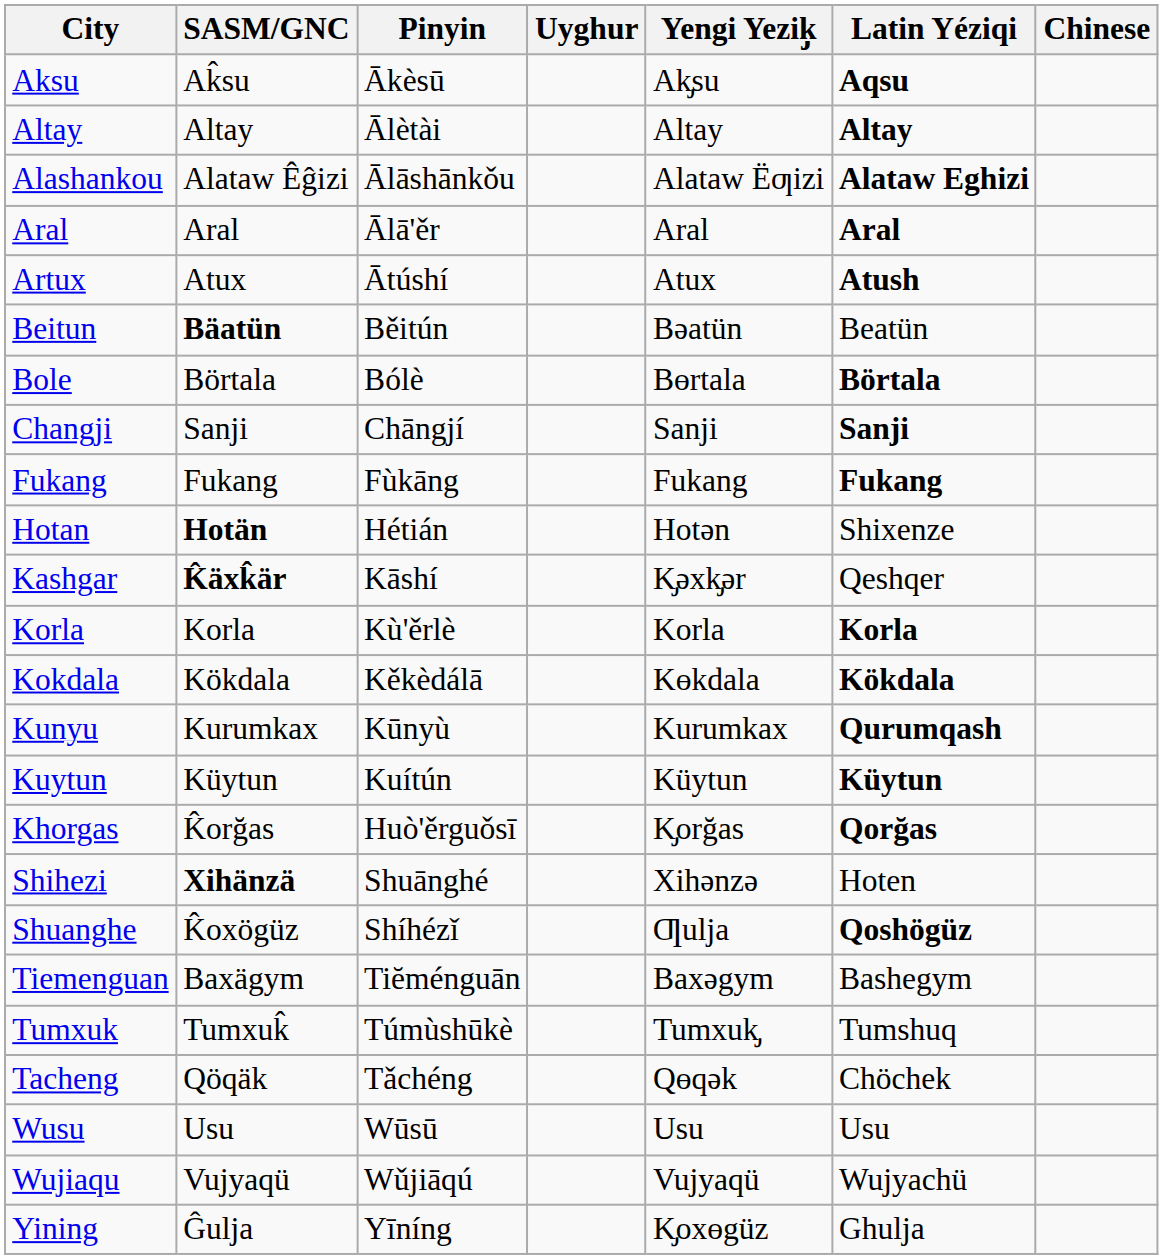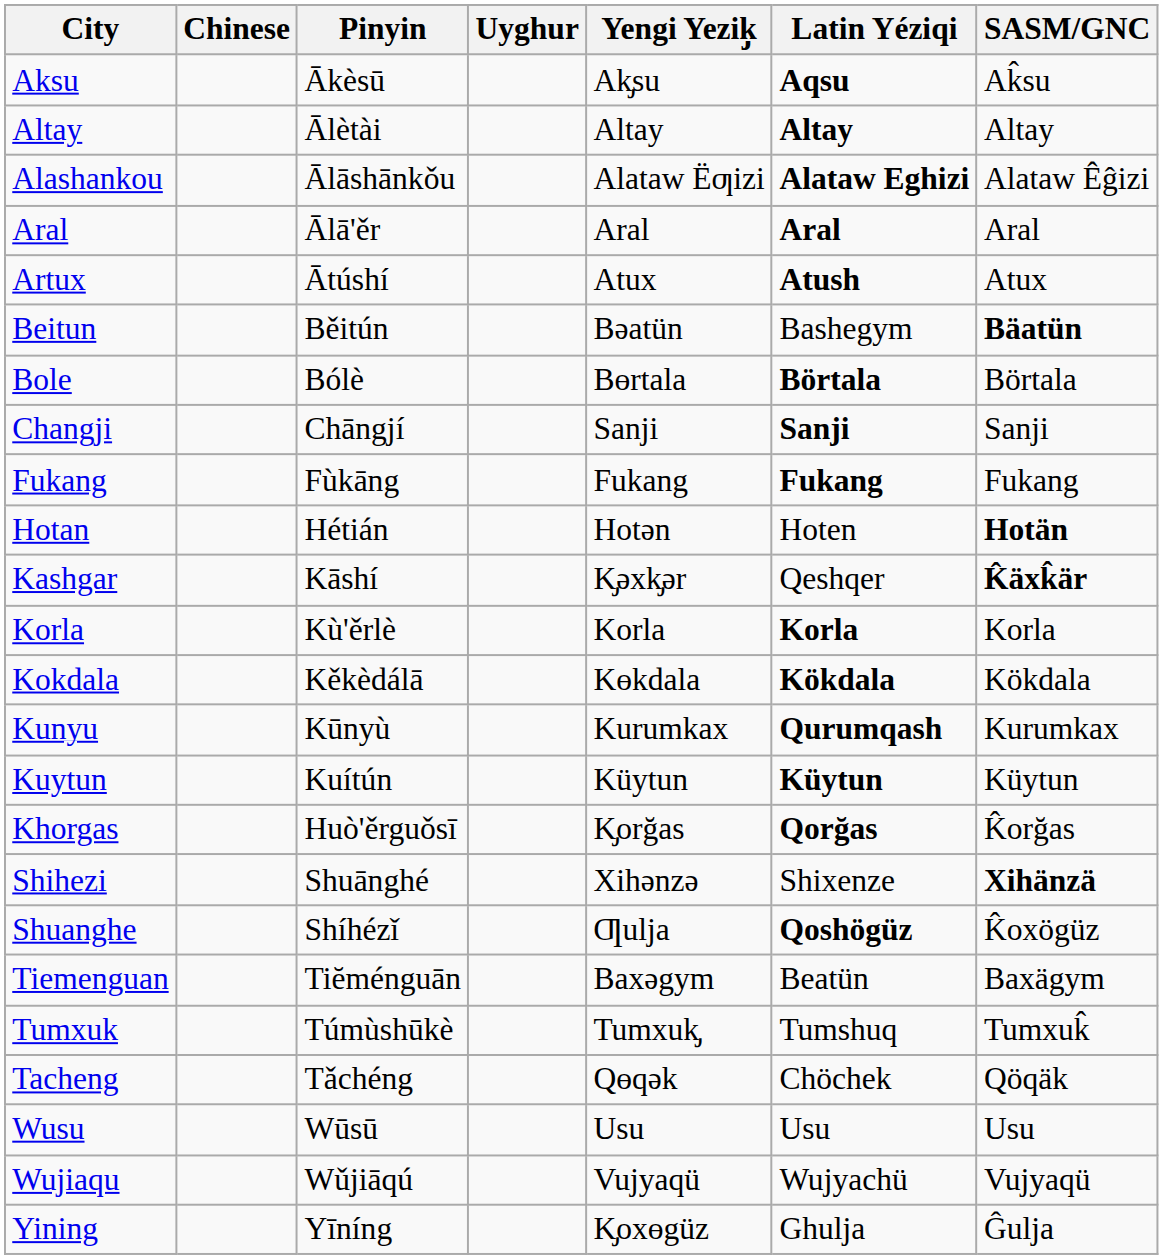columns swapped: (1097, 29) <-> (266, 29)
(884, 329) Beatün -> (846, 329) Bashegym
(897, 529) Shixenze -> (818, 529) Hoten
(877, 879) Hoten -> (837, 879) Shixenze
(905, 979) Bashegym -> (824, 979) Beatün
